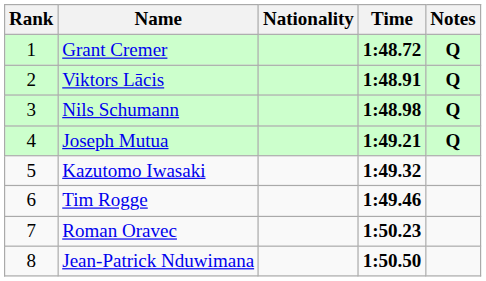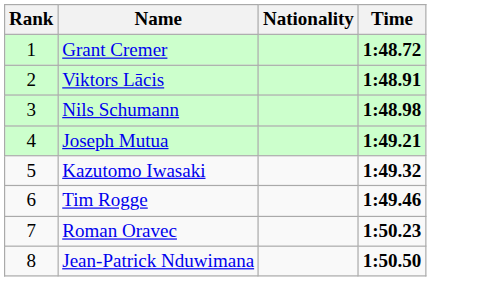- column: (453, 19)
